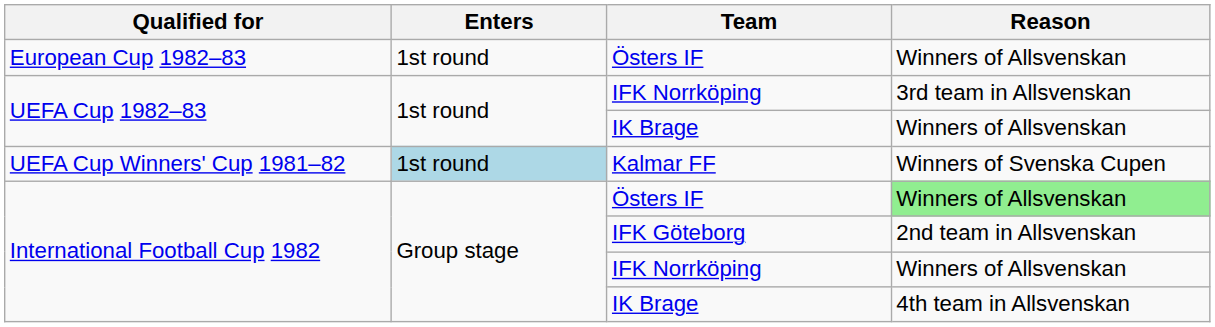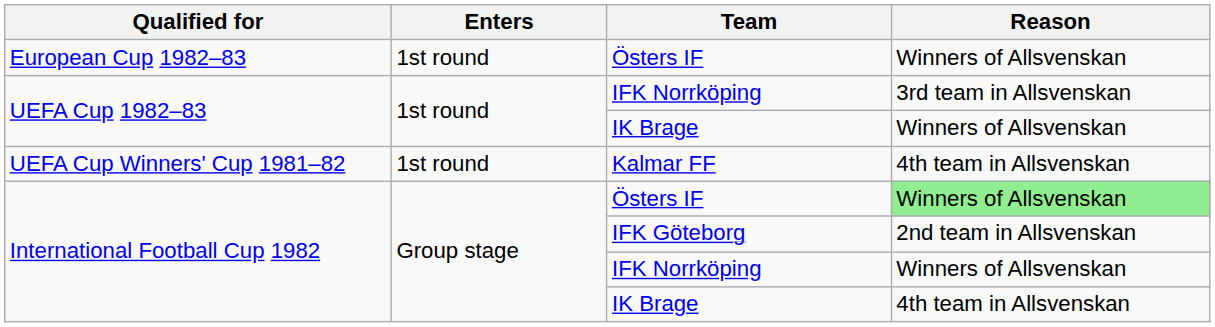(443, 163) lightblue background -> (443, 163) no background
(1031, 163) Winners of Svenska Cupen -> (1013, 163) 4th team in Allsvenskan
